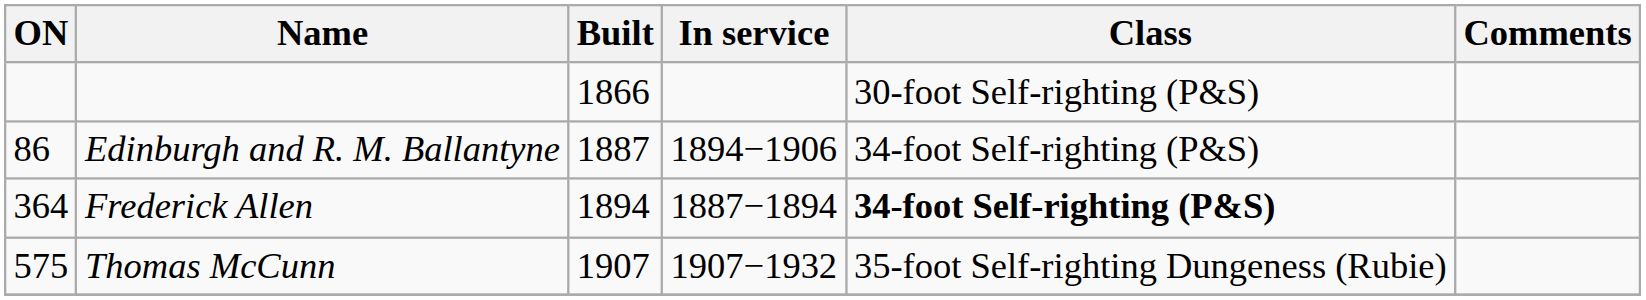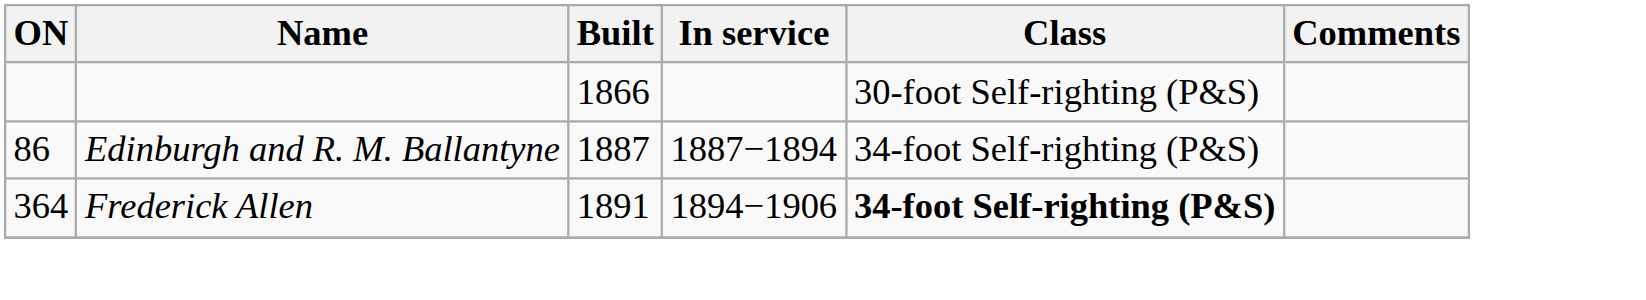(754, 149) 1894−1906 -> (754, 149) 1887−1894
(613, 206) 1894 -> (613, 206) 1891
(754, 206) 1887−1894 -> (754, 206) 1894−1906
- row: (41, 264)
